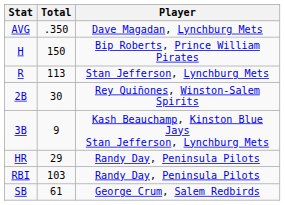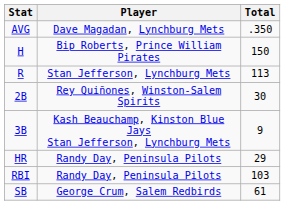columns swapped: (177, 13) <-> (56, 13)
